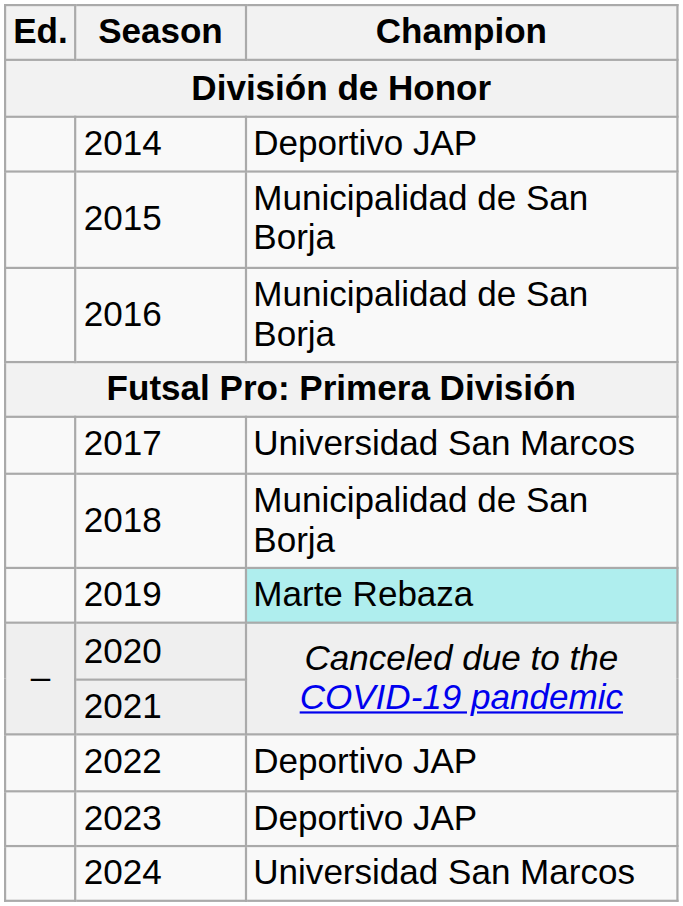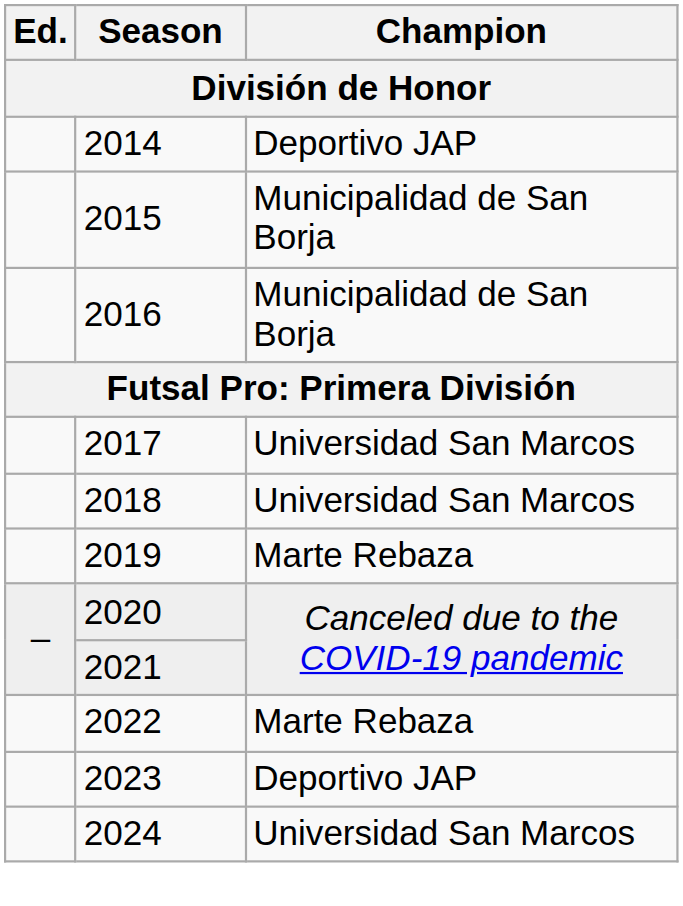(421, 519) Municipalidad de San Borja -> (444, 500) Universidad San Marcos
(363, 595) paleturquoise background -> (363, 555) no background
(365, 761) Deportivo JAP -> (363, 722) Marte Rebaza
